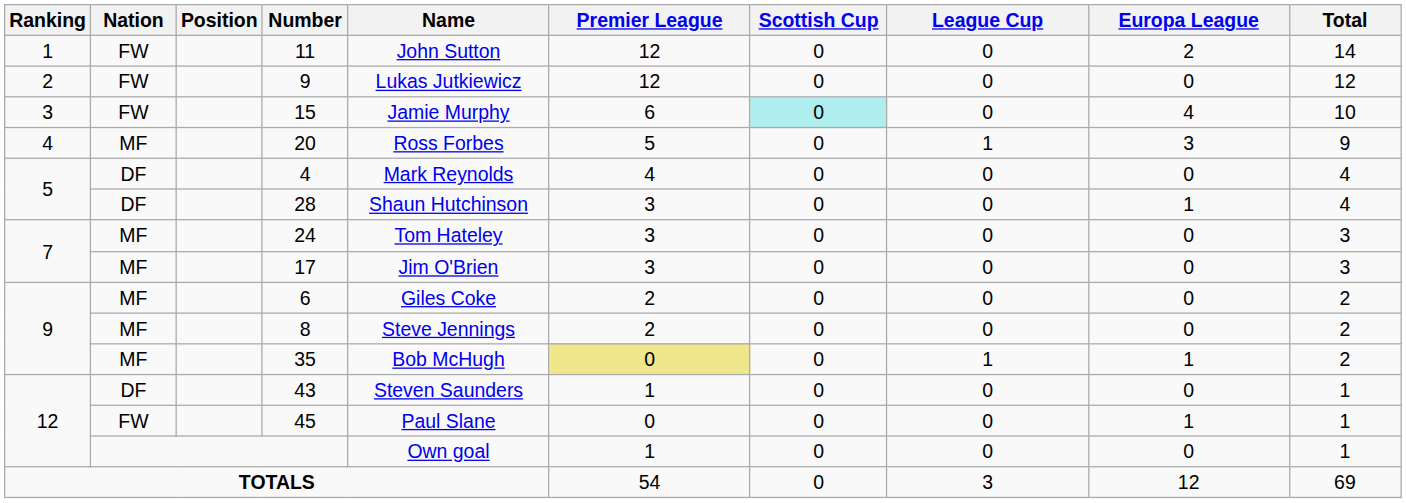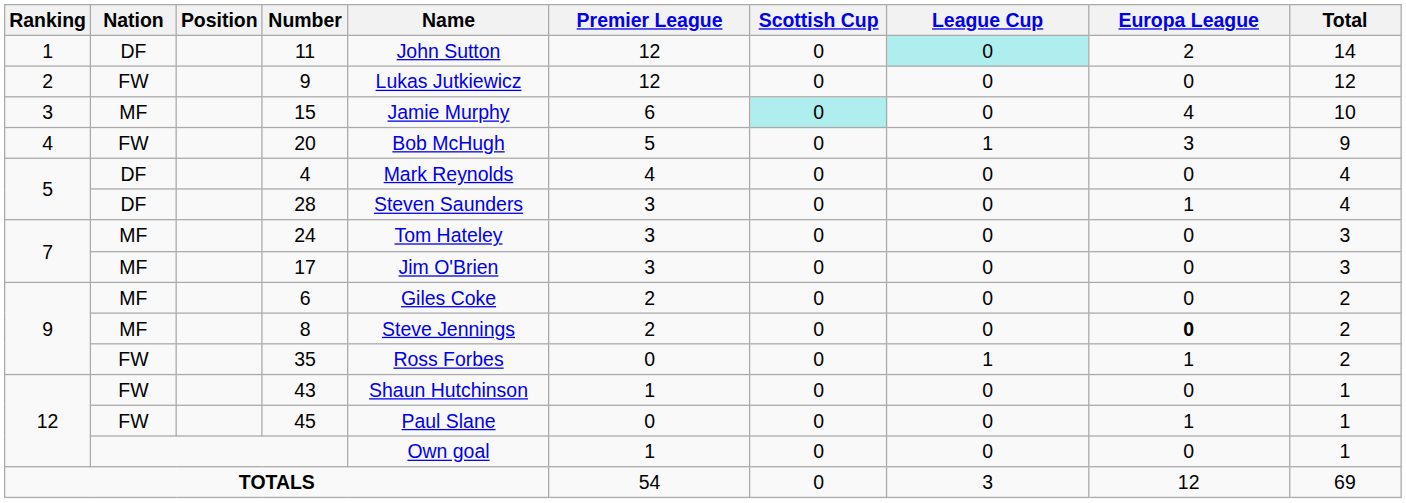(133, 51) FW -> (133, 51) DF
(988, 51) no background -> (988, 51) paleturquoise background
(133, 113) FW -> (133, 113) MF
(133, 143) MF -> (133, 143) FW
(449, 143) Ross Forbes -> (449, 143) Bob McHugh
(449, 205) Shaun Hutchinson -> (449, 205) Steven Saunders
(1189, 328) normal -> (1189, 328) bold
(133, 359) MF -> (133, 359) FW
(449, 359) Bob McHugh -> (449, 359) Ross Forbes
(650, 359) khaki background -> (650, 359) no background
(133, 390) DF -> (133, 390) FW
(449, 390) Steven Saunders -> (449, 390) Shaun Hutchinson
